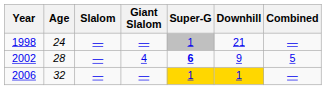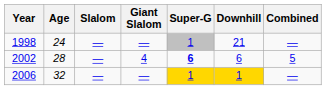(239, 59) 9 -> (239, 59) 6
